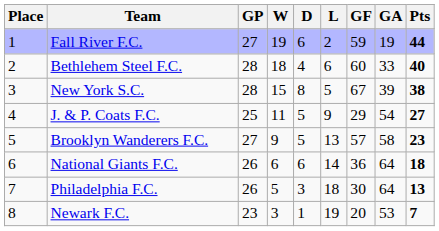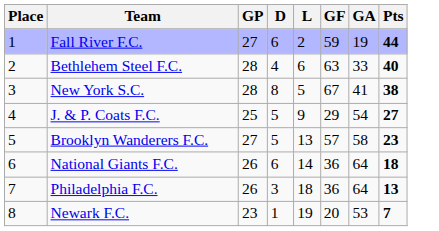- column: (280, 16)
(358, 66) 60 -> (332, 66) 63
(387, 90) 39 -> (360, 90) 41
(358, 189) 30 -> (332, 189) 36
